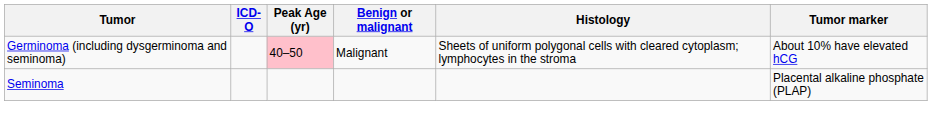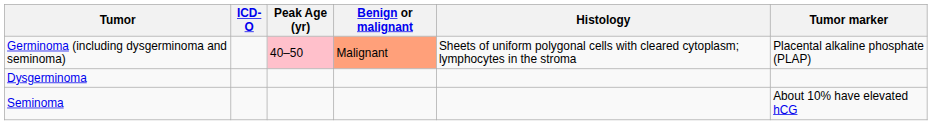(362, 52) no background -> (362, 52) lightsalmon background
(840, 52) About 10% have elevated hCG -> (848, 52) Placental alkaline phosphate (PLAP)
+ row: (47, 78)
(848, 84) Placental alkaline phosphate (PLAP) -> (841, 103) About 10% have elevated hCG
